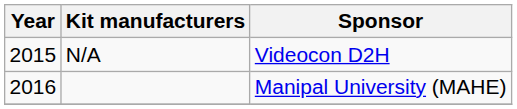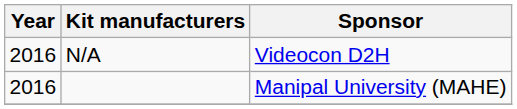(33, 54) 2015 -> (33, 54) 2016
